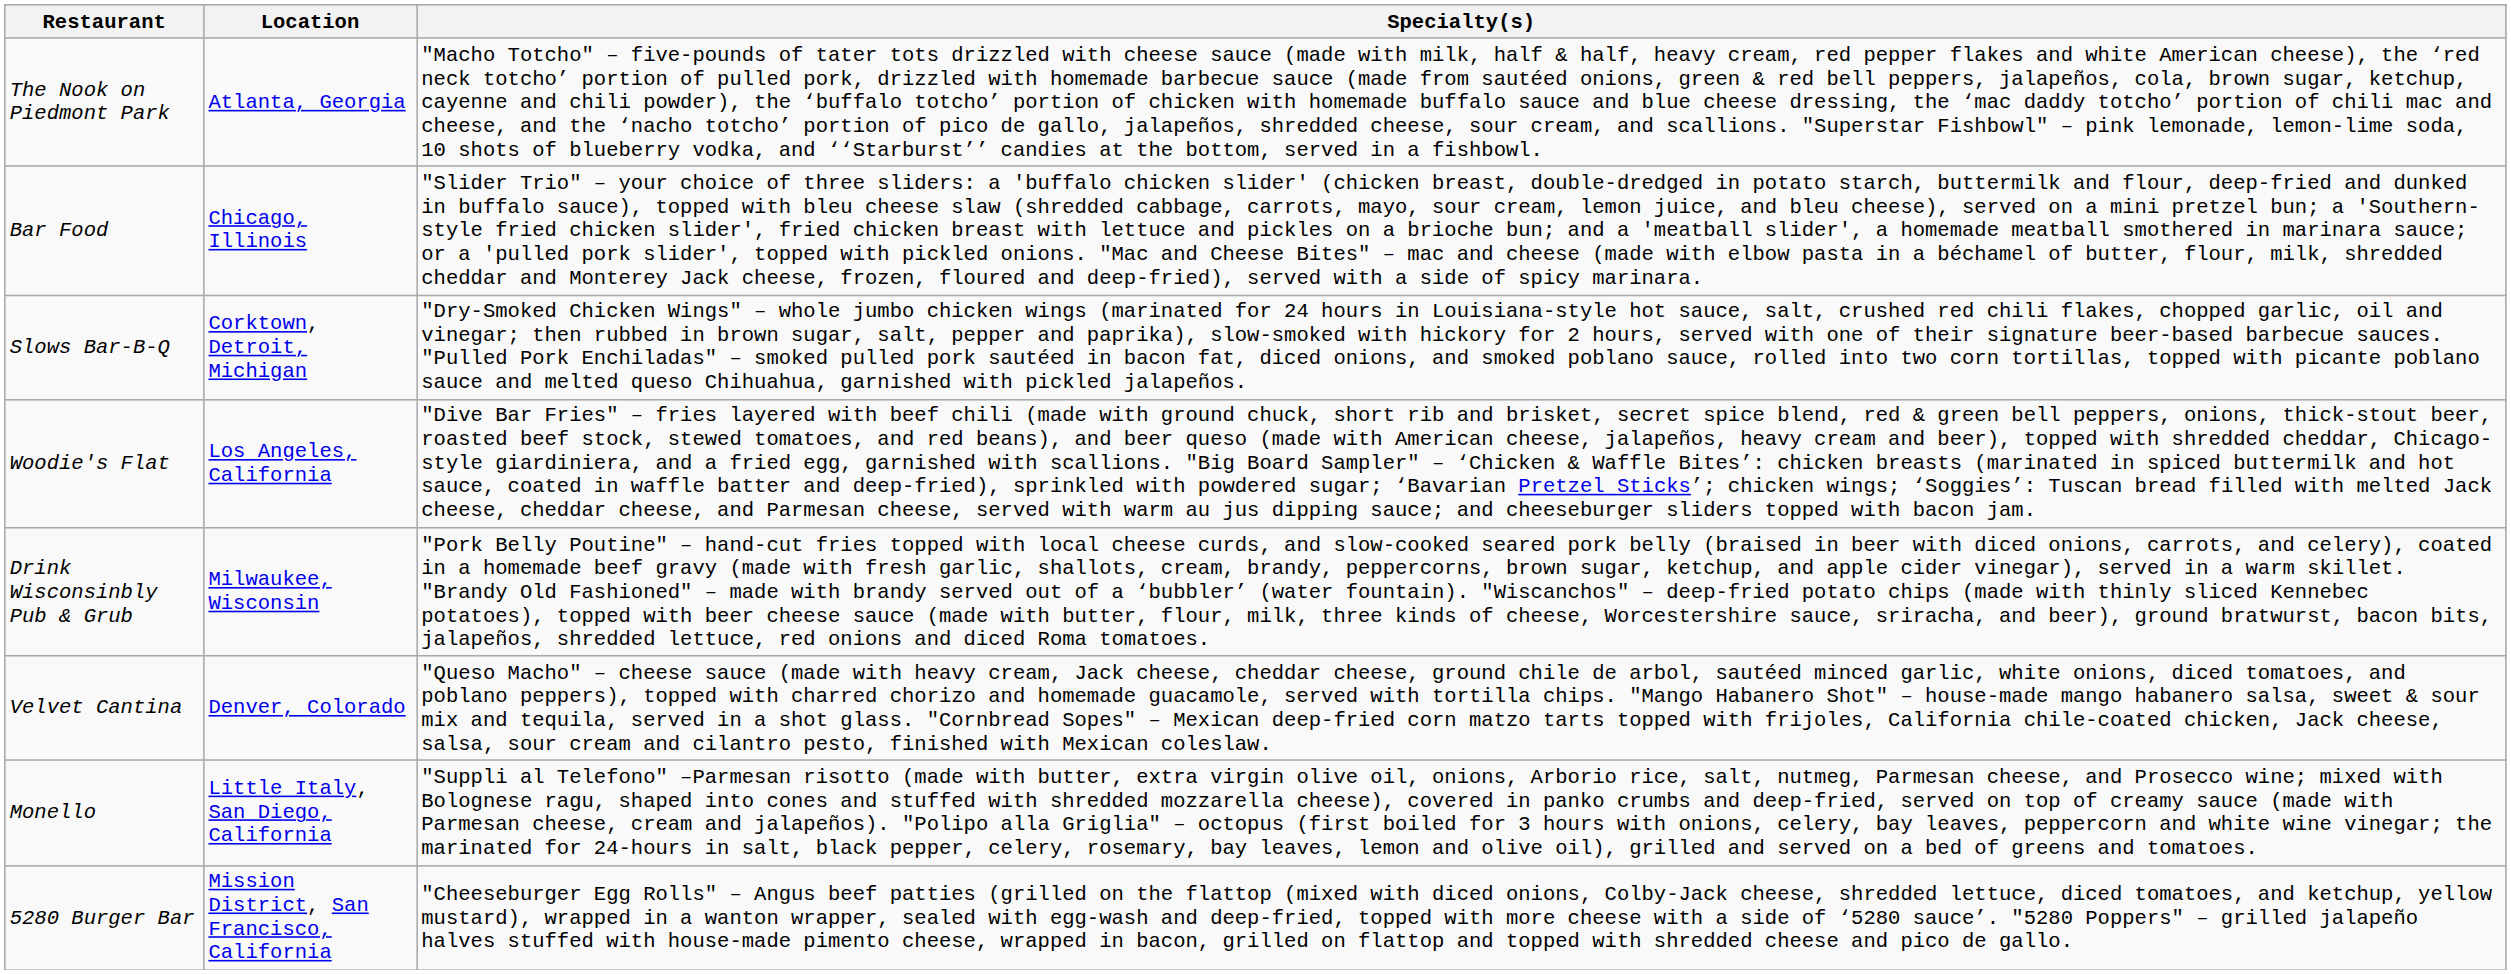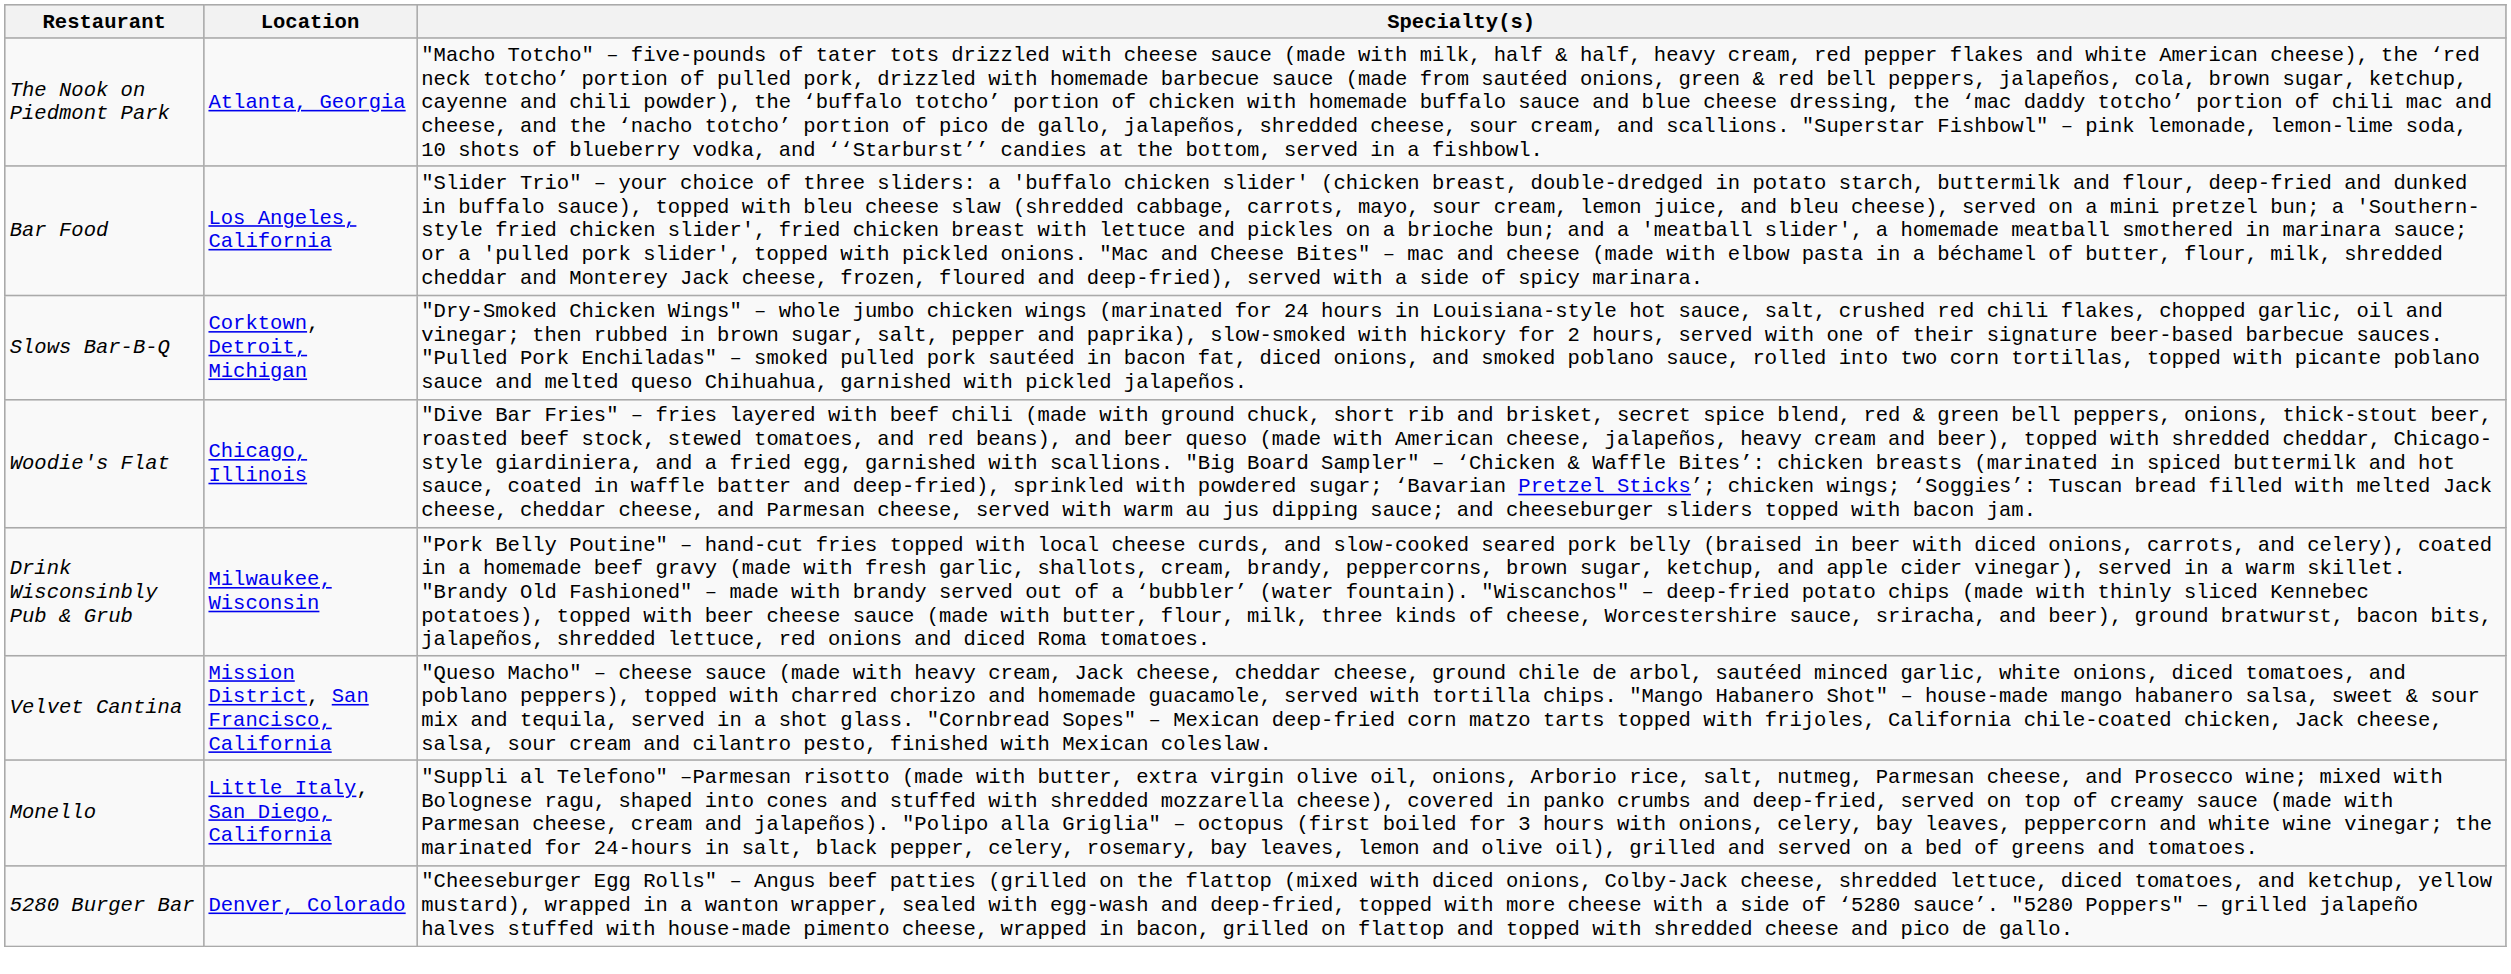(258, 231) Chicago, Illinois -> (282, 231) Los Angeles, California
(282, 464) Los Angeles, California -> (258, 464) Chicago, Illinois
(307, 708) Denver, Colorado -> (289, 708) Mission District, San Francisco, California
(289, 917) Mission District, San Francisco, California -> (307, 906) Denver, Colorado
